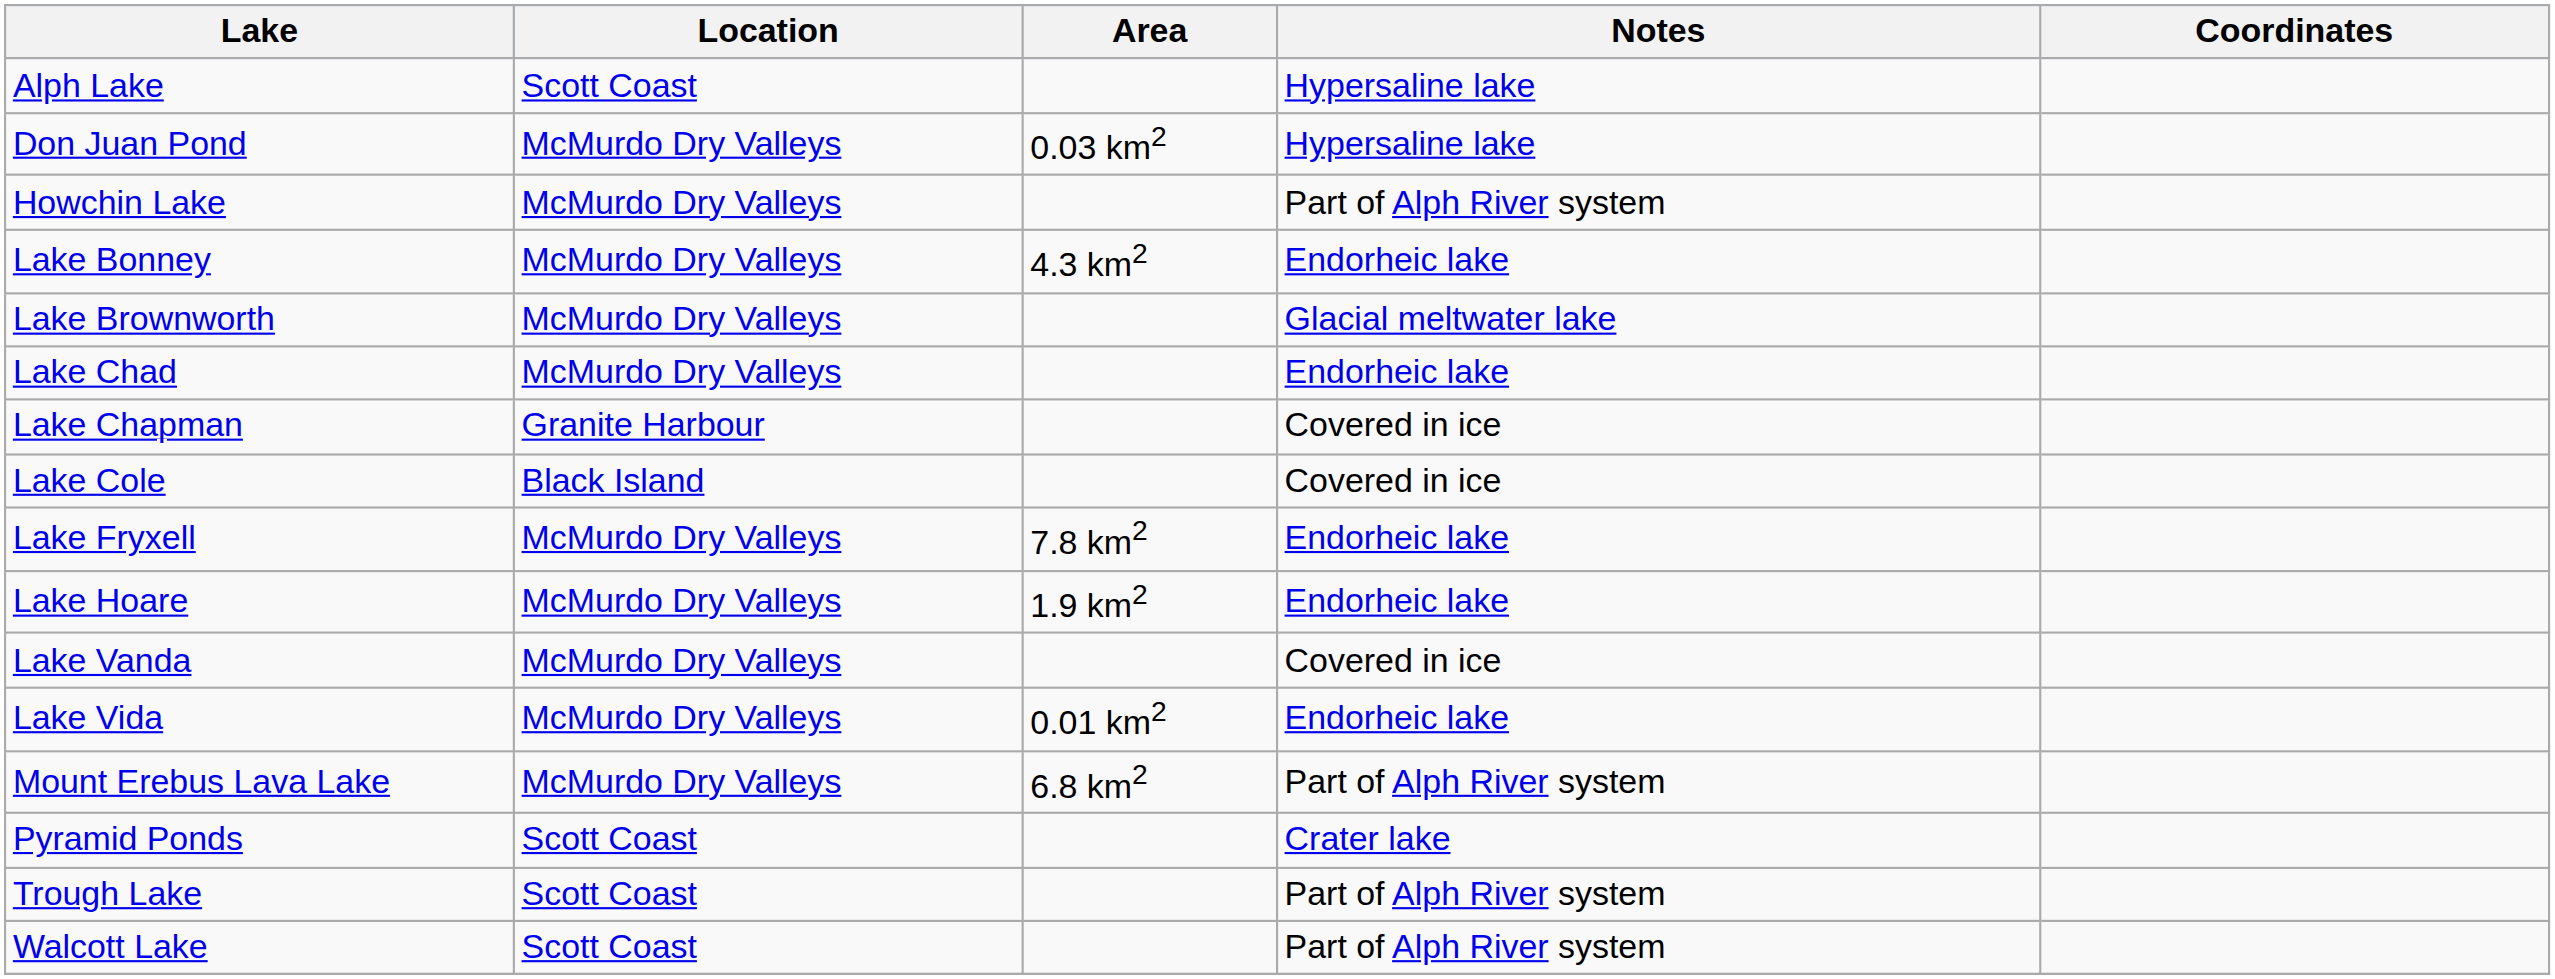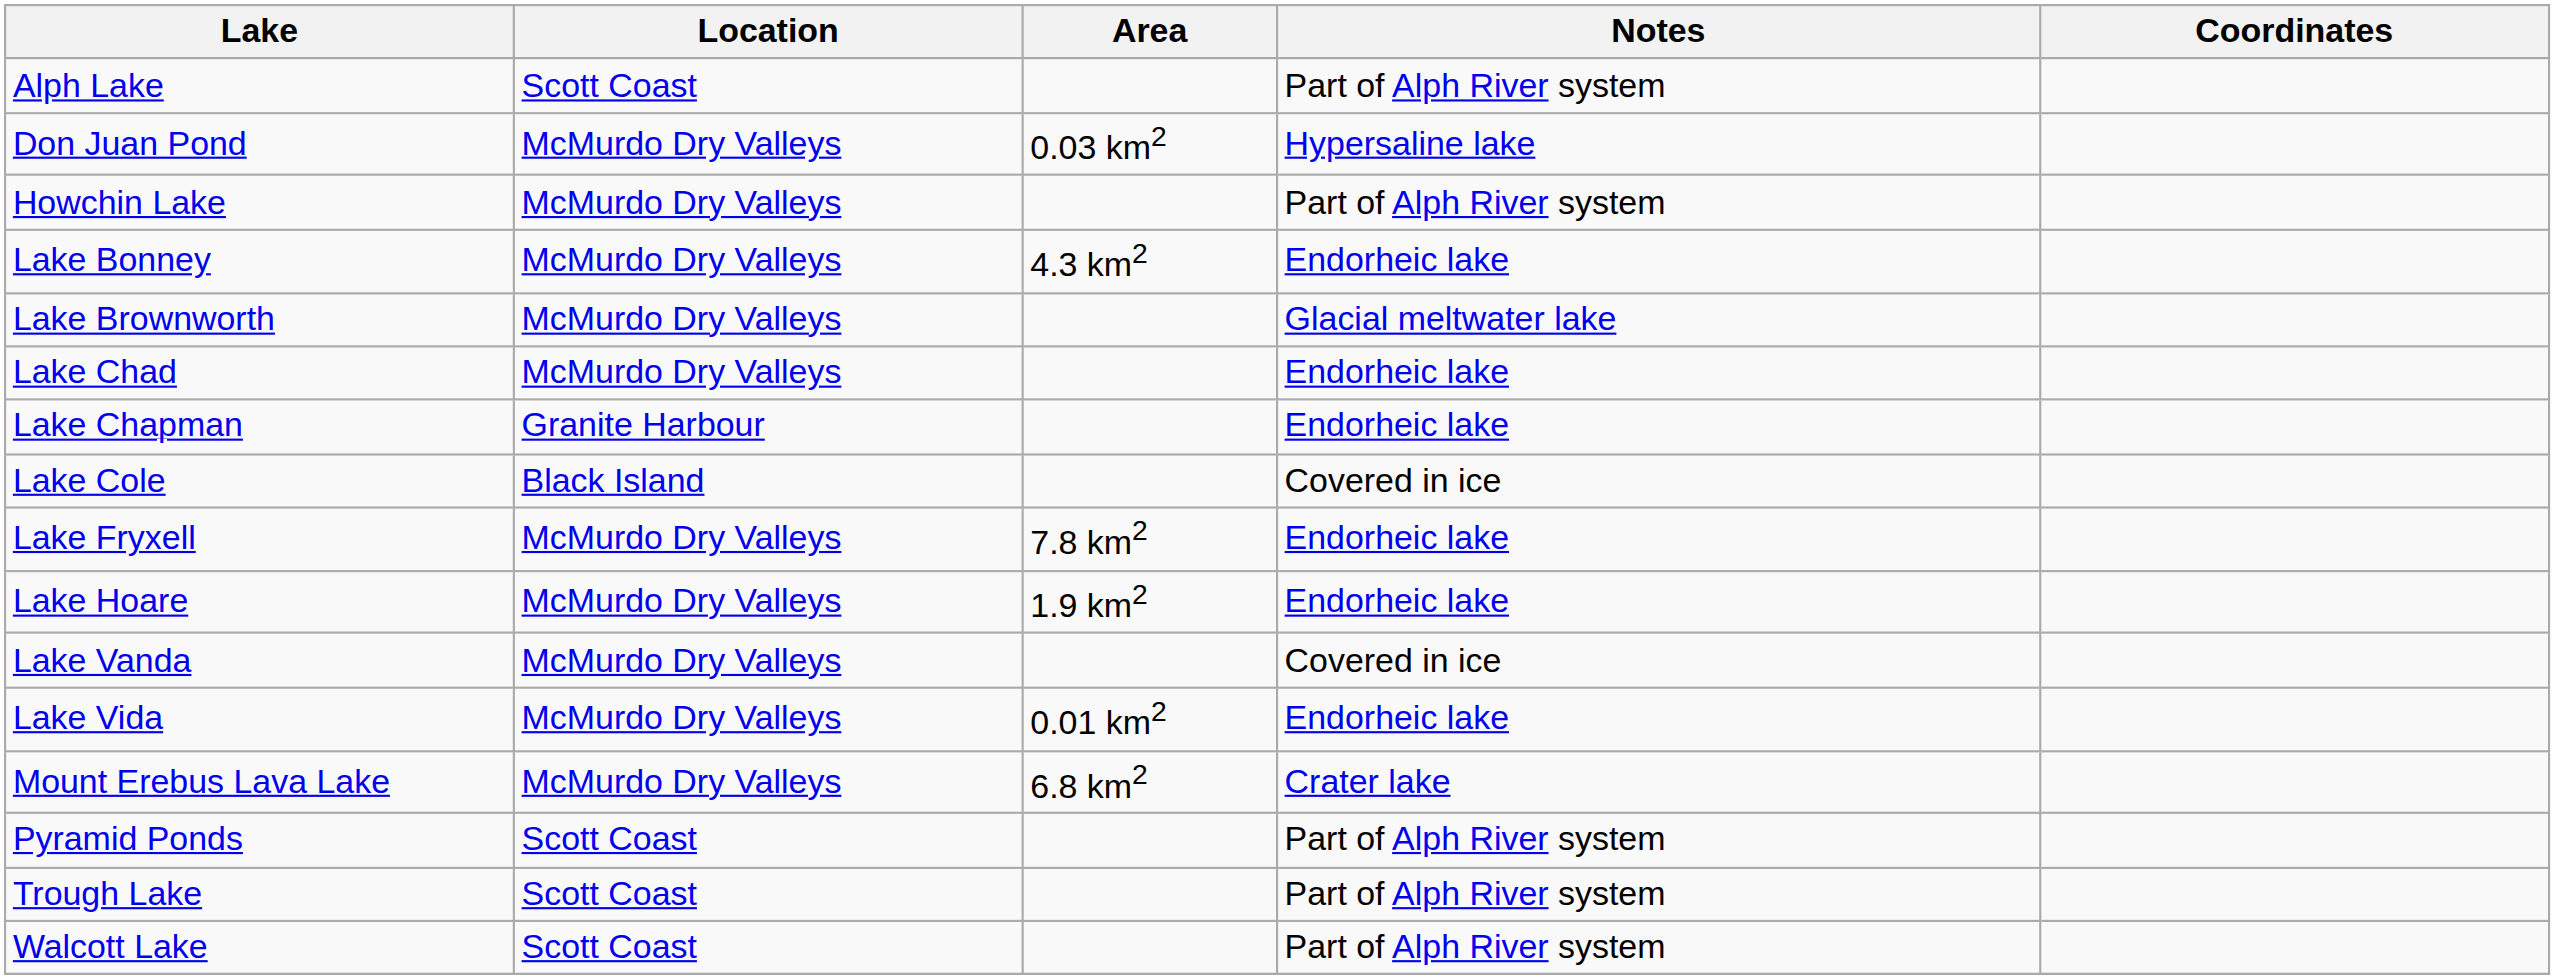(1410, 85) Hypersaline lake -> (1475, 85) Part of Alph River system
(1393, 426) Covered in ice -> (1397, 426) Endorheic lake
(1475, 781) Part of Alph River system -> (1368, 781) Crater lake
(1368, 839) Crater lake -> (1475, 839) Part of Alph River system
